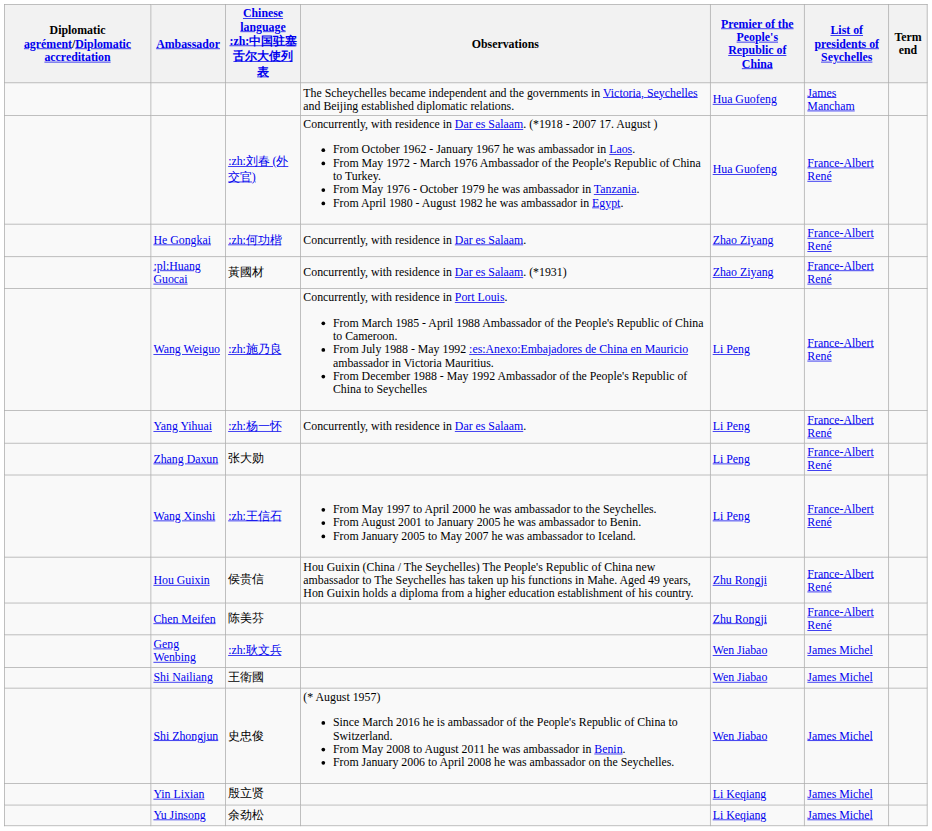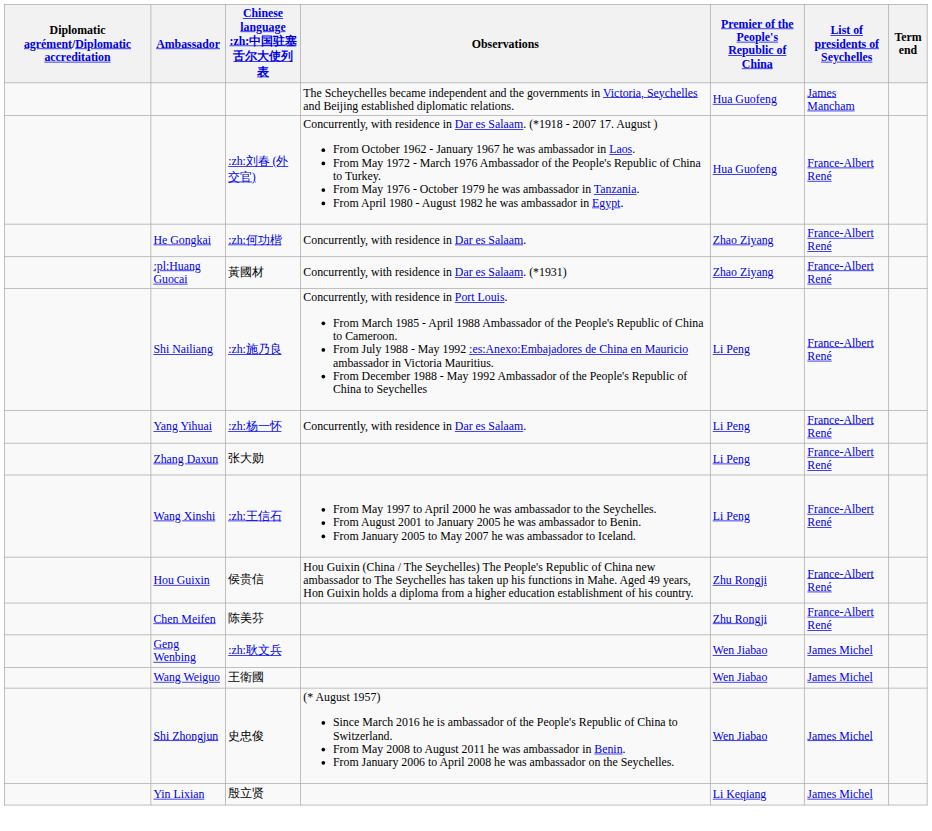(187, 349) Wang Weiguo -> (183, 349) Shi Nailiang
(183, 677) Shi Nailiang -> (187, 677) Wang Weiguo
- row: (246, 815)
